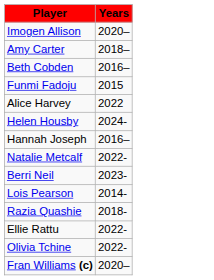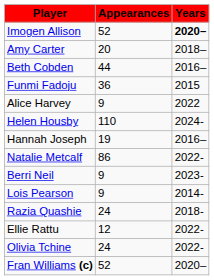+ column: (134, 13)
(114, 31) normal -> (190, 31) bold
